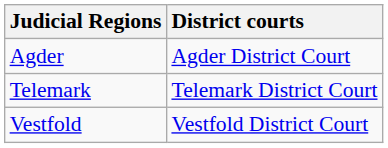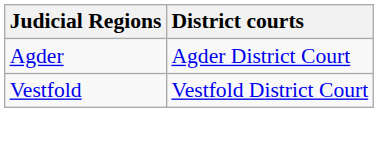- row: (50, 90)
